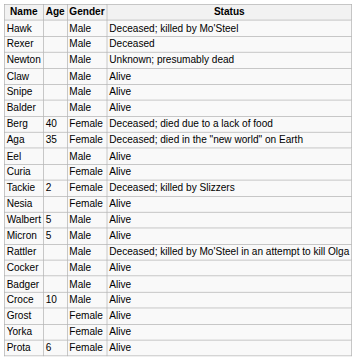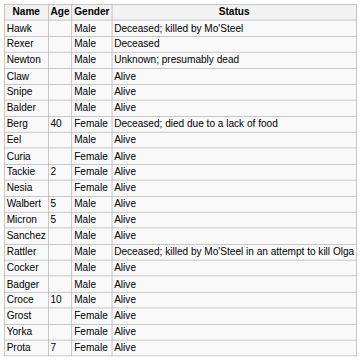- row: (16, 140)
(172, 188) Deceased; killed by Slizzers -> (125, 172) Alive
+ row: (26, 236)
(48, 348) 6 -> (53, 348) 7
